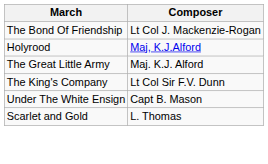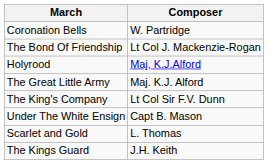+ row: (47, 30)
+ row: (48, 151)
